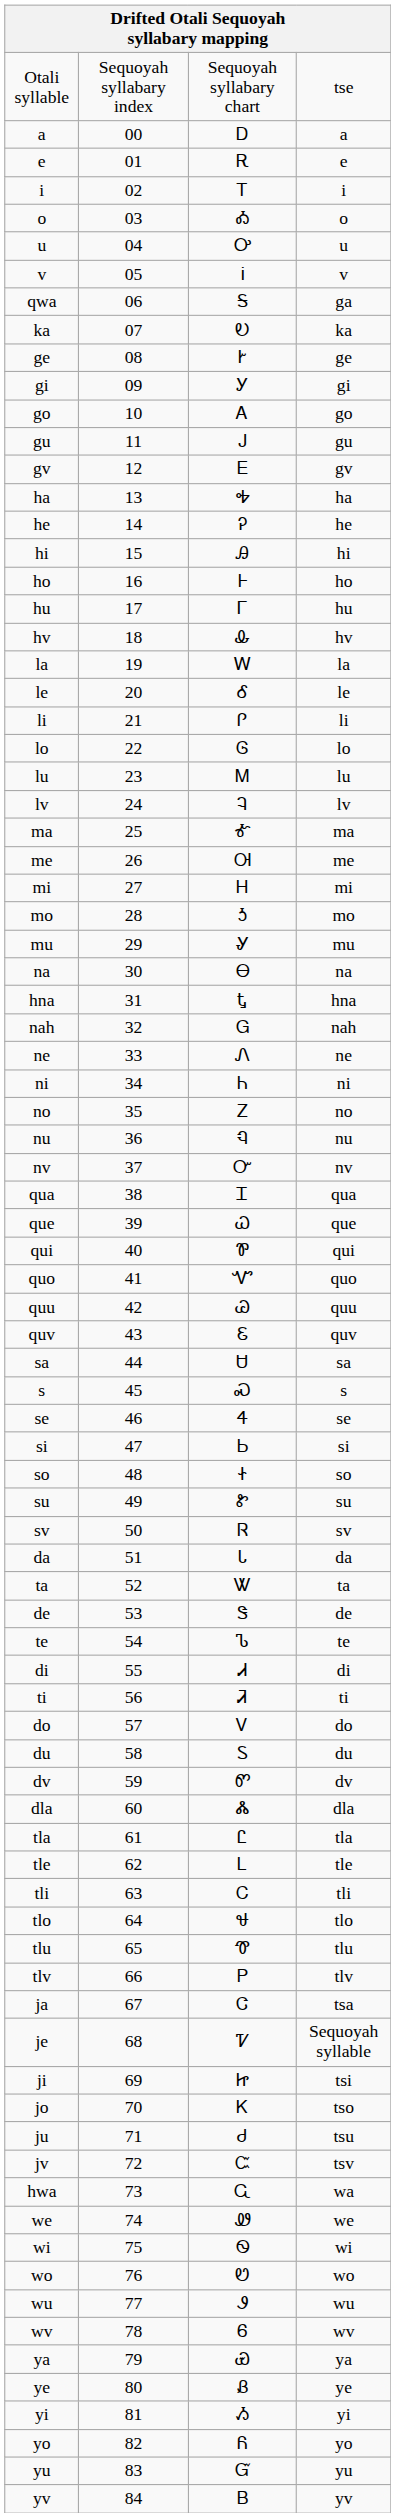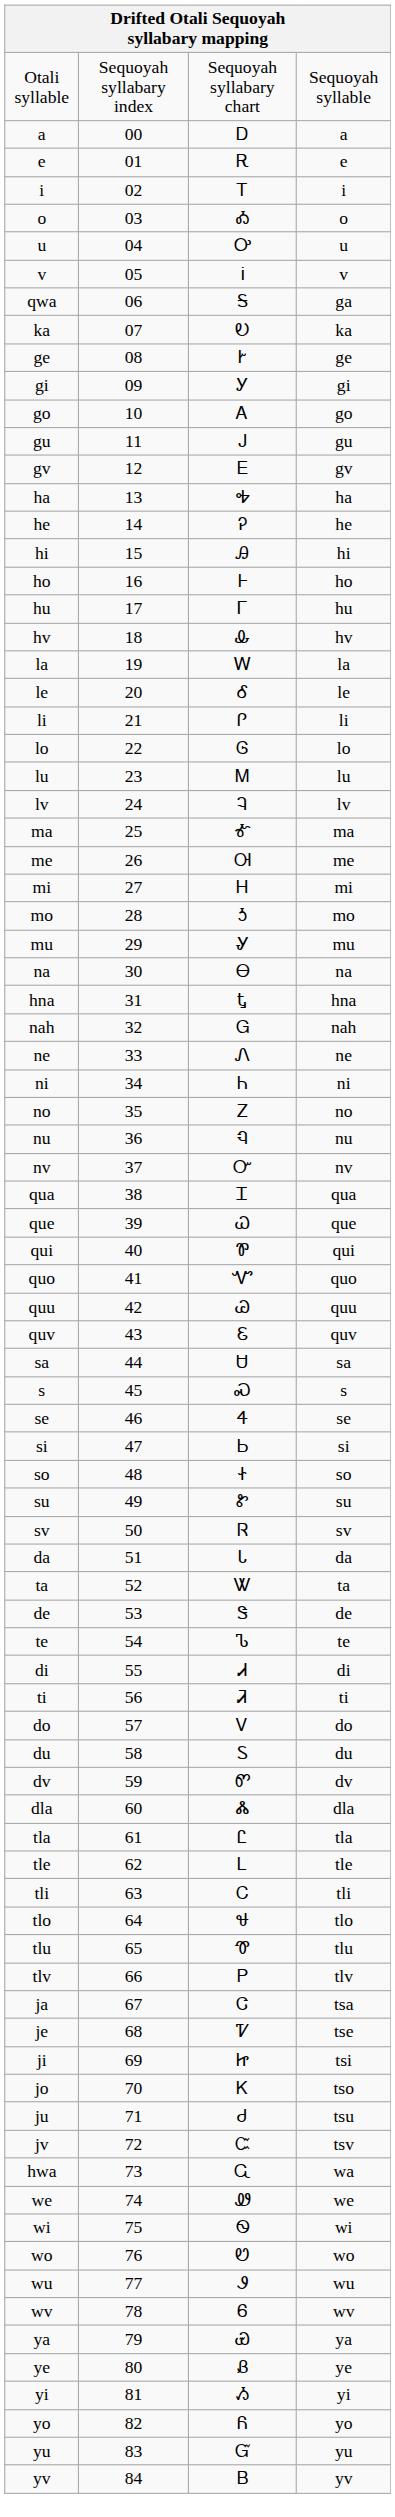(344, 86) tse -> (344, 86) Sequoyah syllable
(344, 2042) Sequoyah syllable -> (344, 2032) tse
